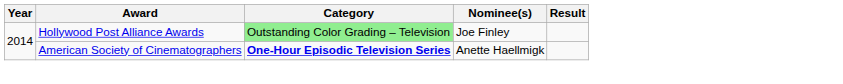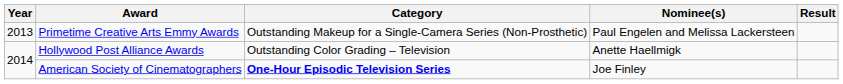+ row: (139, 32)
(349, 32) lightgreen background -> (349, 50) no background
(483, 32) Joe Finley -> (637, 50) Anette Haellmigk
(500, 50) Anette Haellmigk -> (619, 69) Joe Finley
